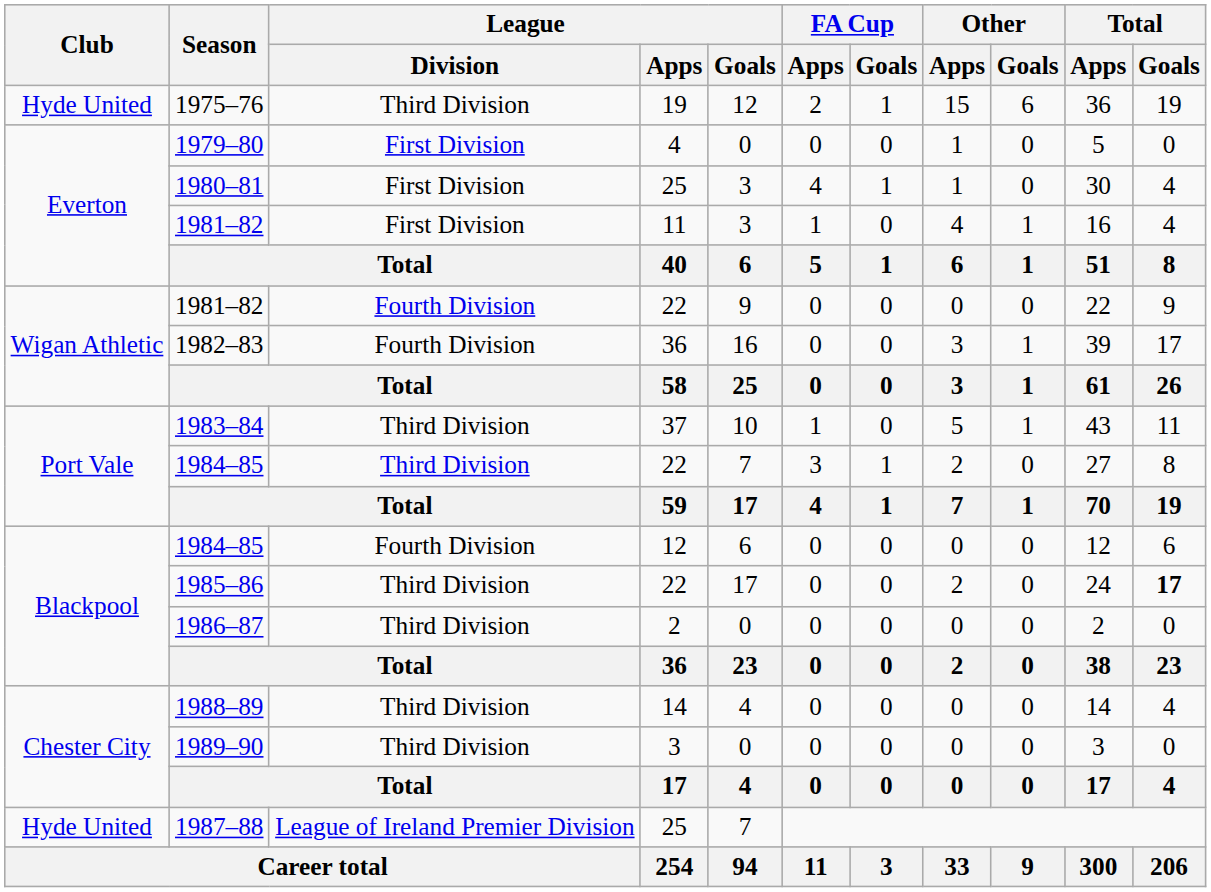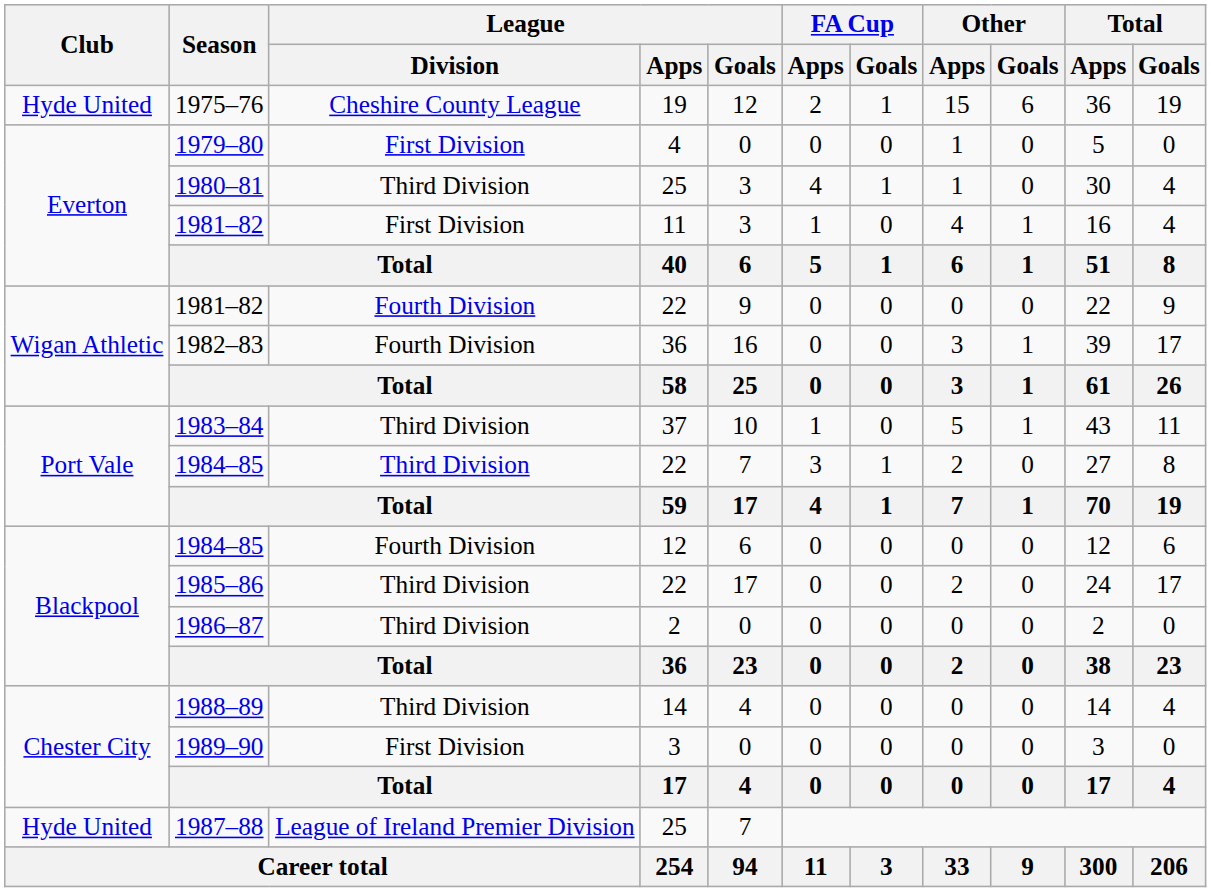(455, 104) Third Division -> (455, 104) Cheshire County League
(455, 184) First Division -> (455, 184) Third Division
(1169, 585) bold -> (1169, 585) normal
(455, 746) Third Division -> (455, 746) First Division
